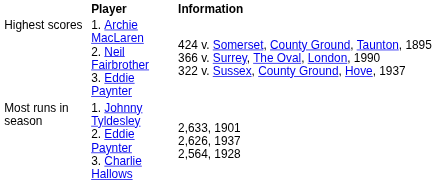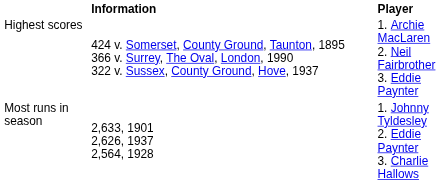columns swapped: (109, 9) <-> (211, 9)
